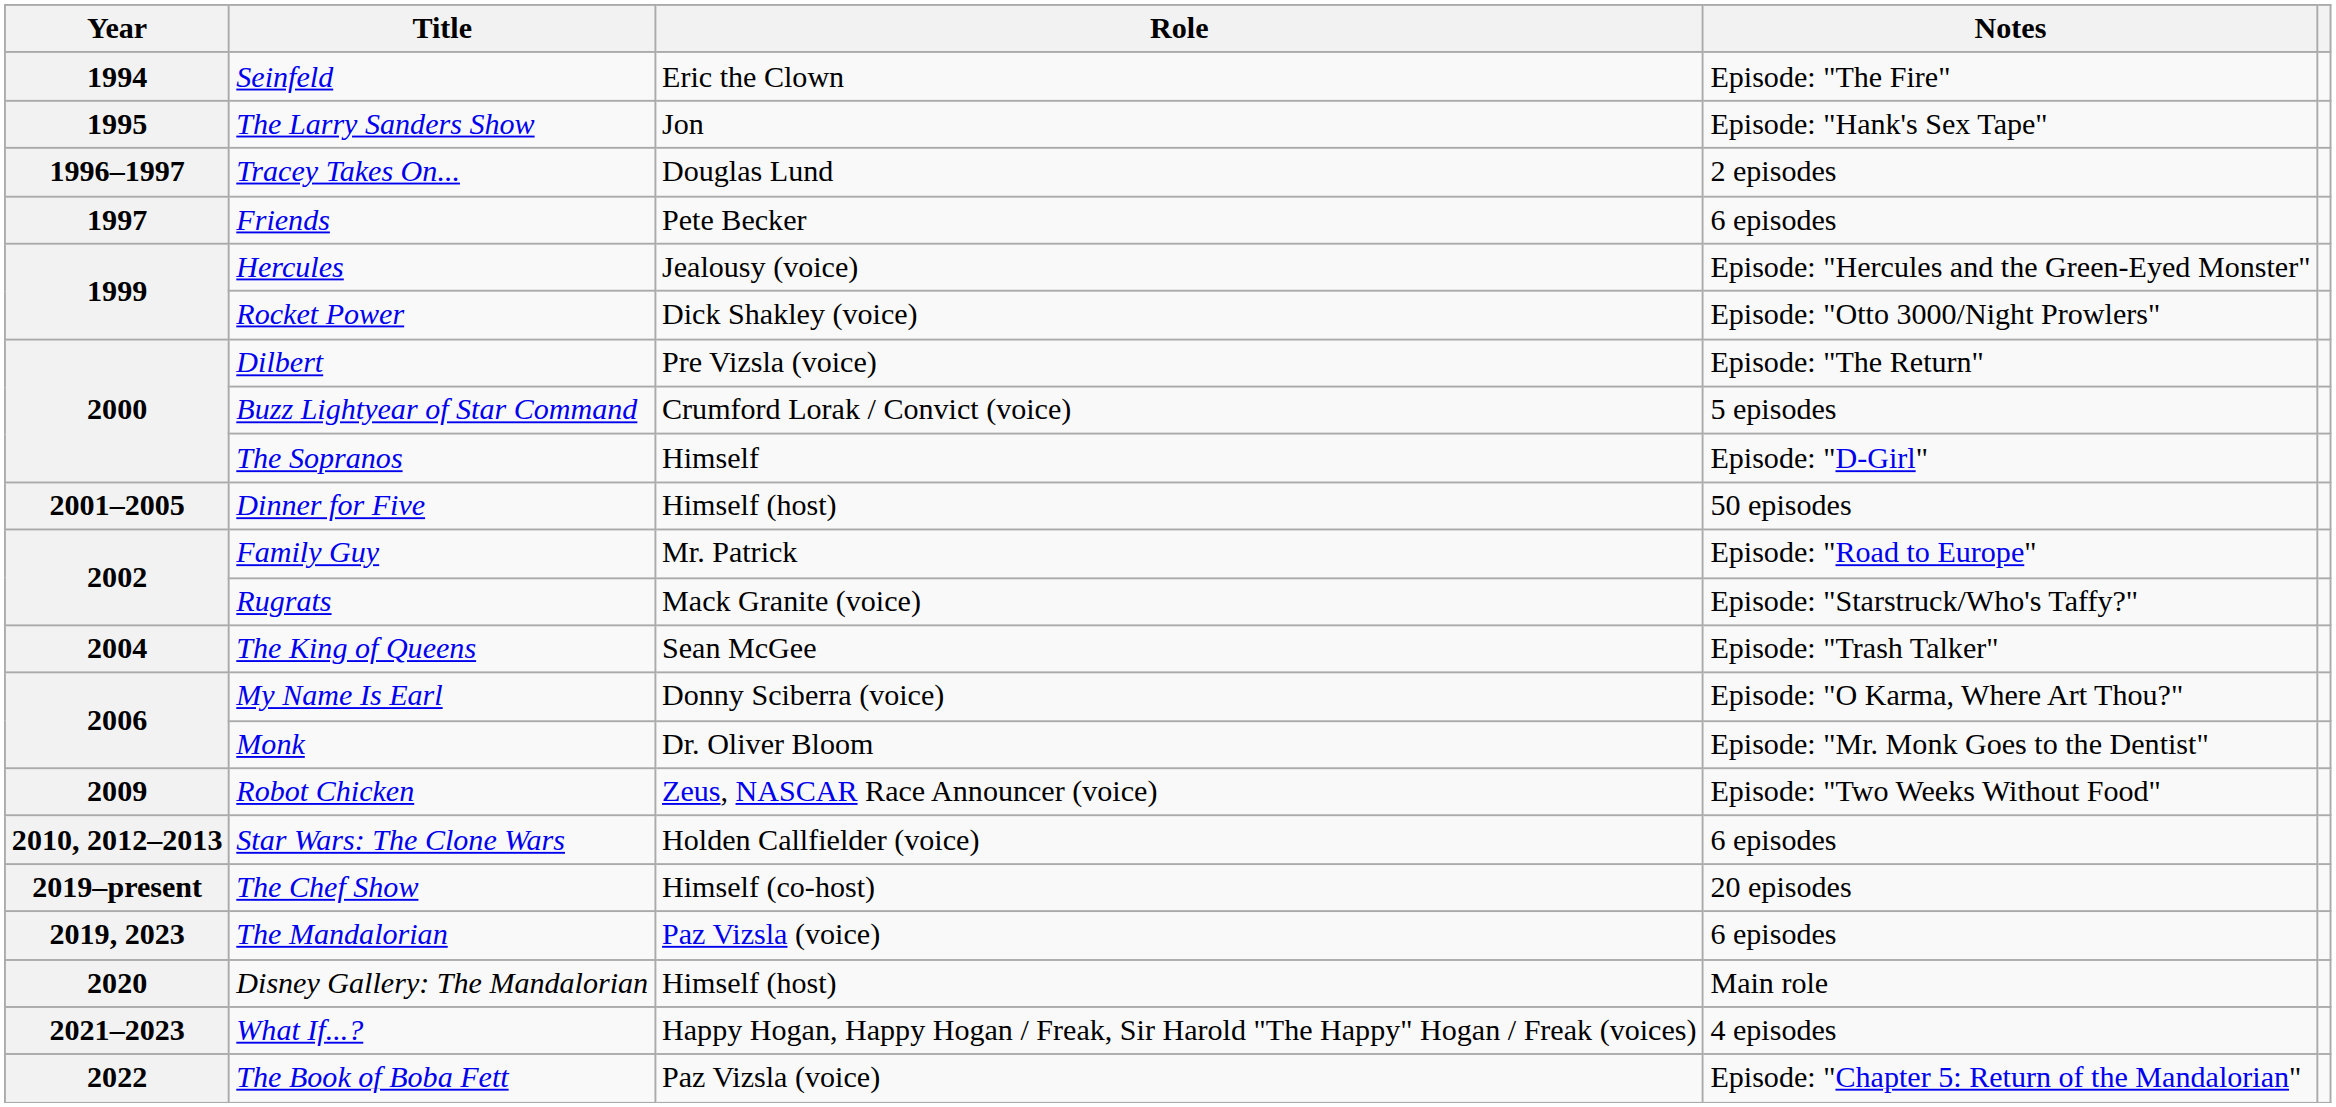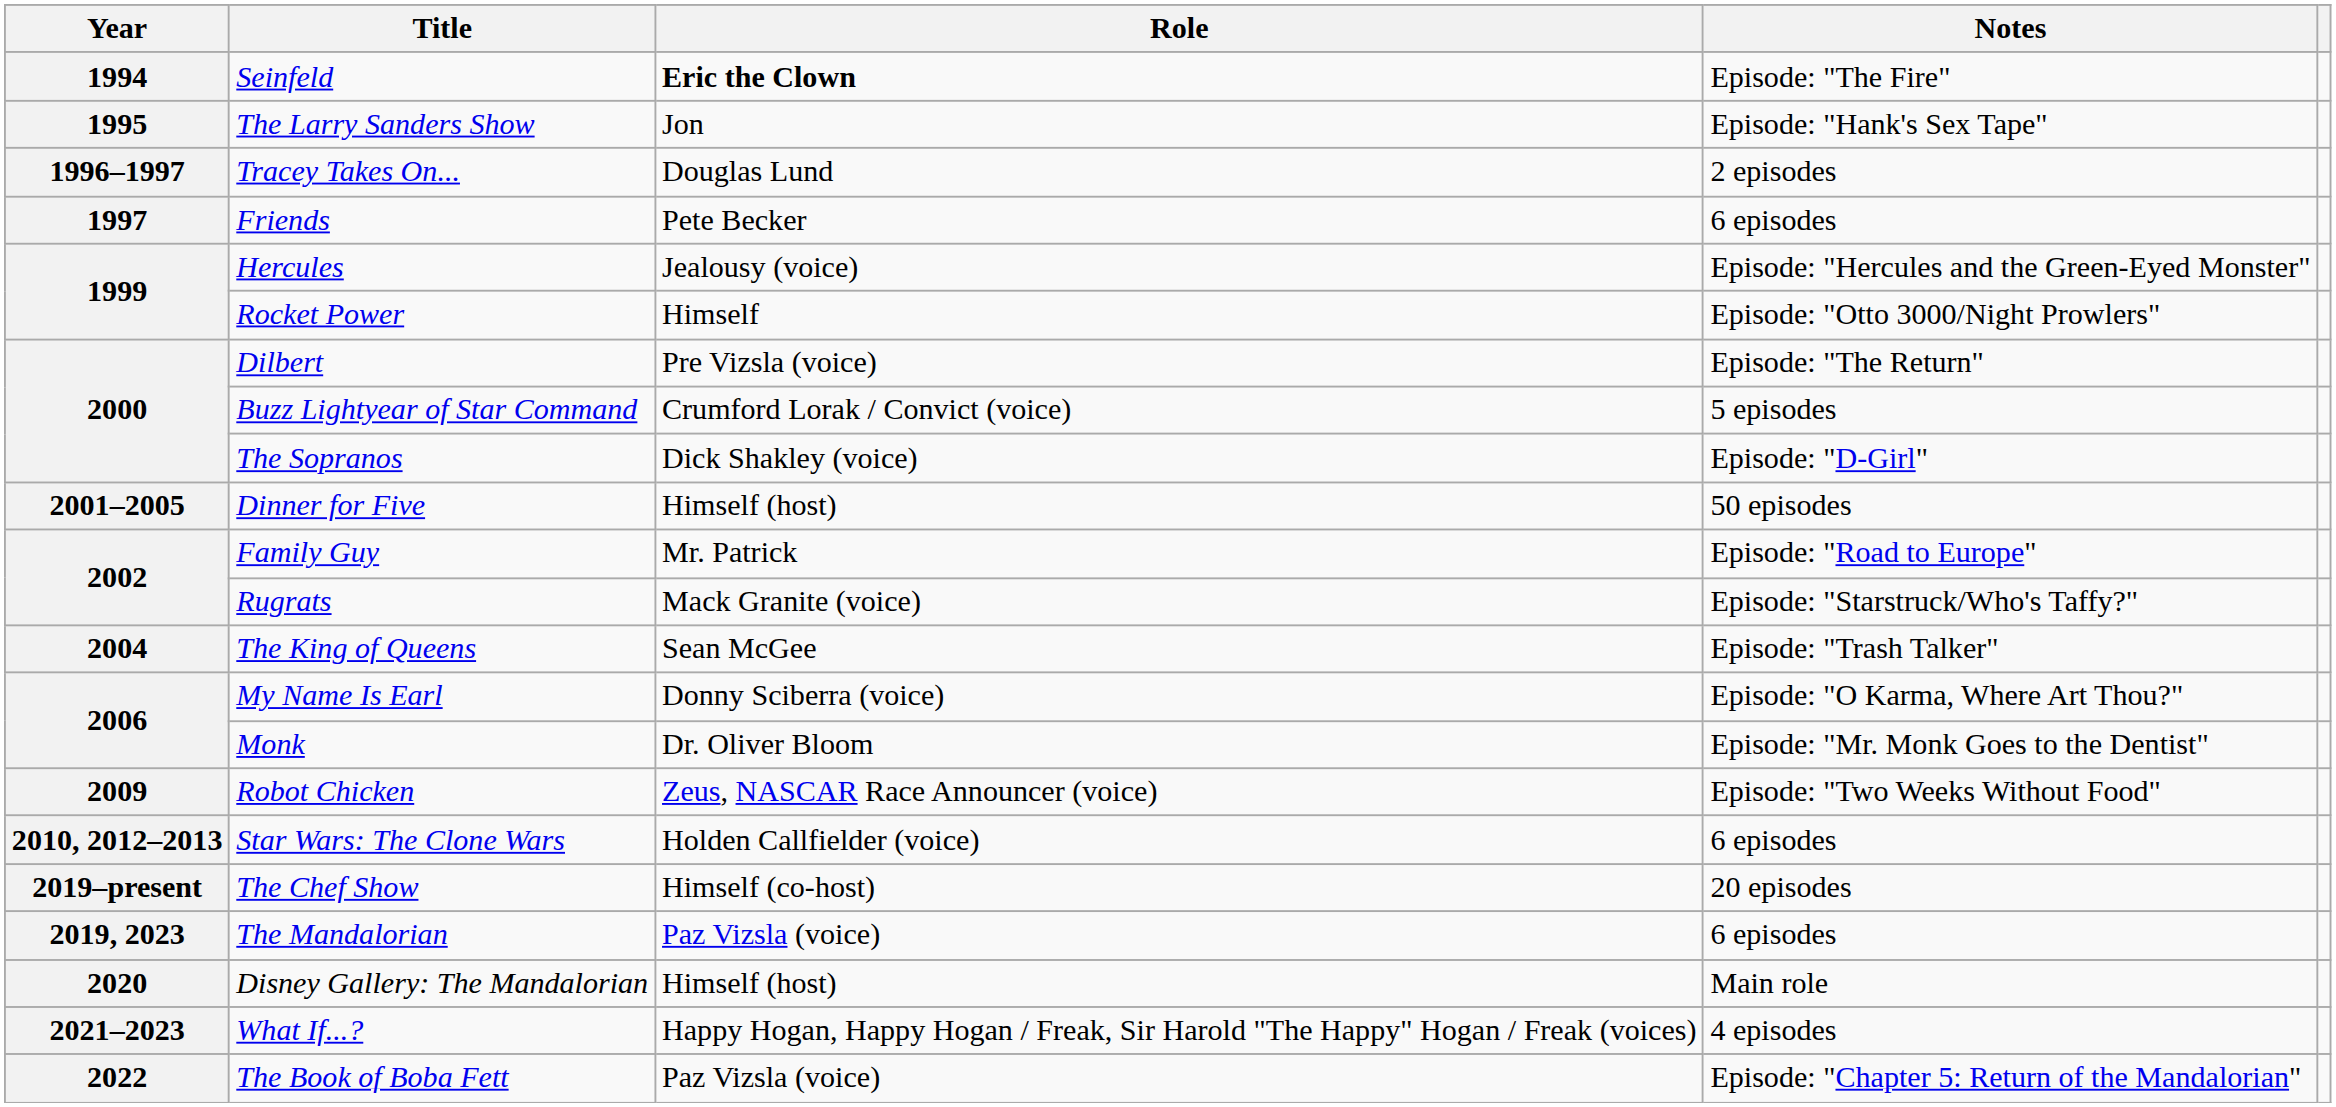(753, 76) normal -> (759, 76) bold
(790, 314) Dick Shakley (voice) -> (710, 314) Himself
(710, 457) Himself -> (790, 457) Dick Shakley (voice)
